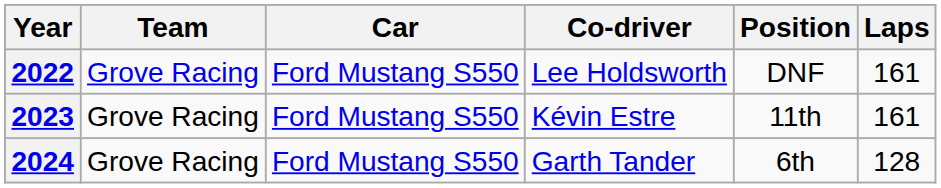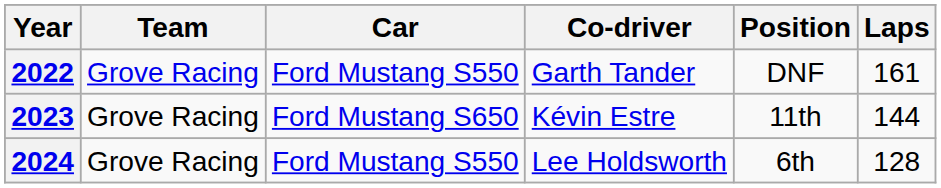(629, 72) Lee Holdsworth -> (613, 72) Garth Tander
(395, 116) Ford Mustang S550 -> (395, 116) Ford Mustang S650
(897, 116) 161 -> (897, 116) 144
(613, 161) Garth Tander -> (629, 161) Lee Holdsworth
